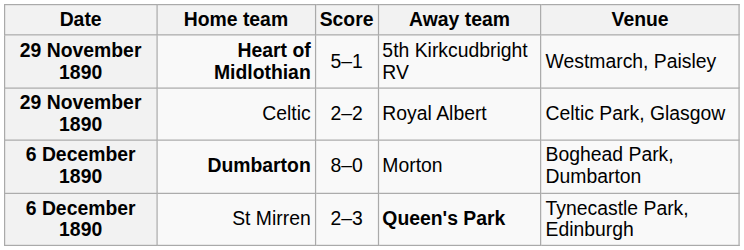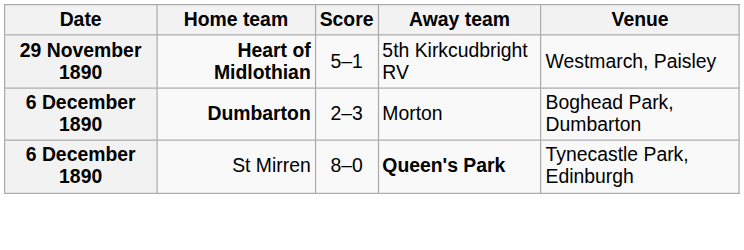- row: (287, 113)
(347, 166) 8–0 -> (347, 113) 2–3
(347, 218) 2–3 -> (347, 166) 8–0
